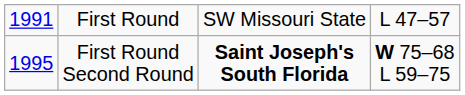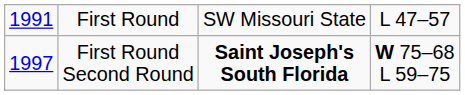(31, 62) 1995 -> (31, 62) 1997
